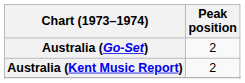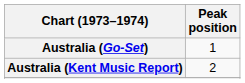(213, 48) 2 -> (213, 48) 1
